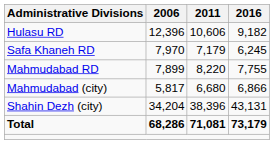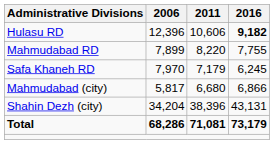(252, 32) normal -> (252, 32) bold
rows swapped: (53, 69) <-> (51, 50)
